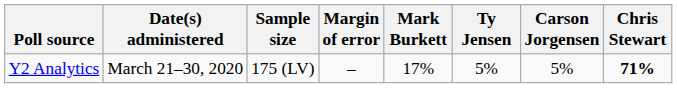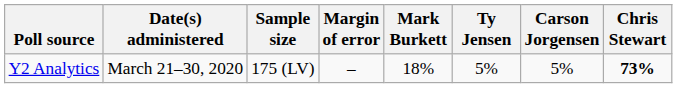(418, 68) 17% -> (418, 68) 18%
(637, 68) 71% -> (637, 68) 73%
